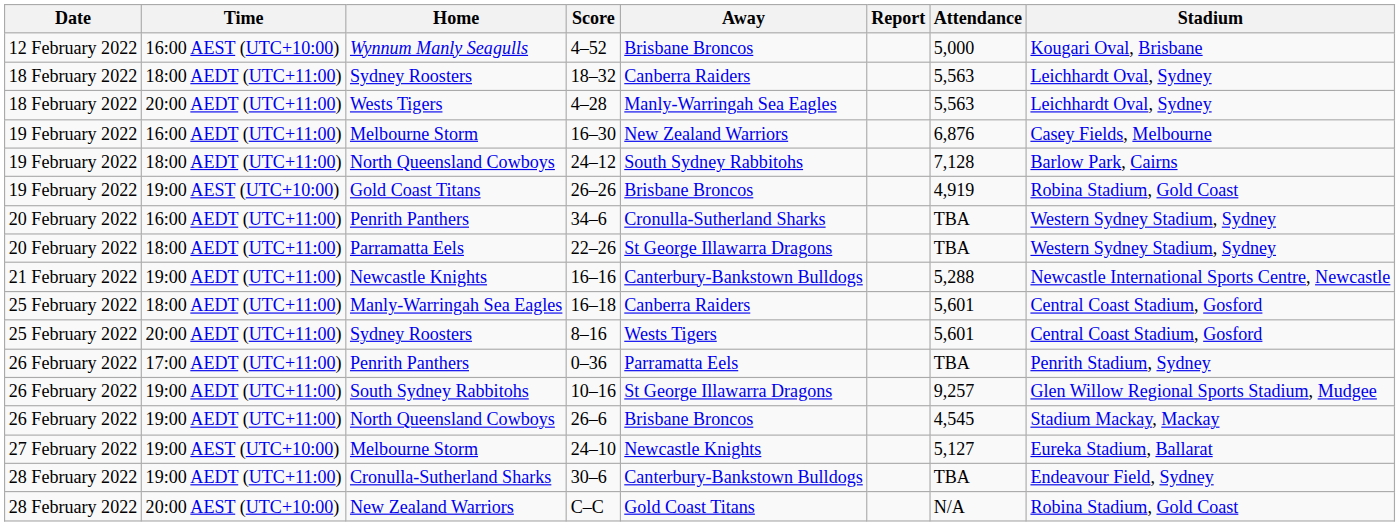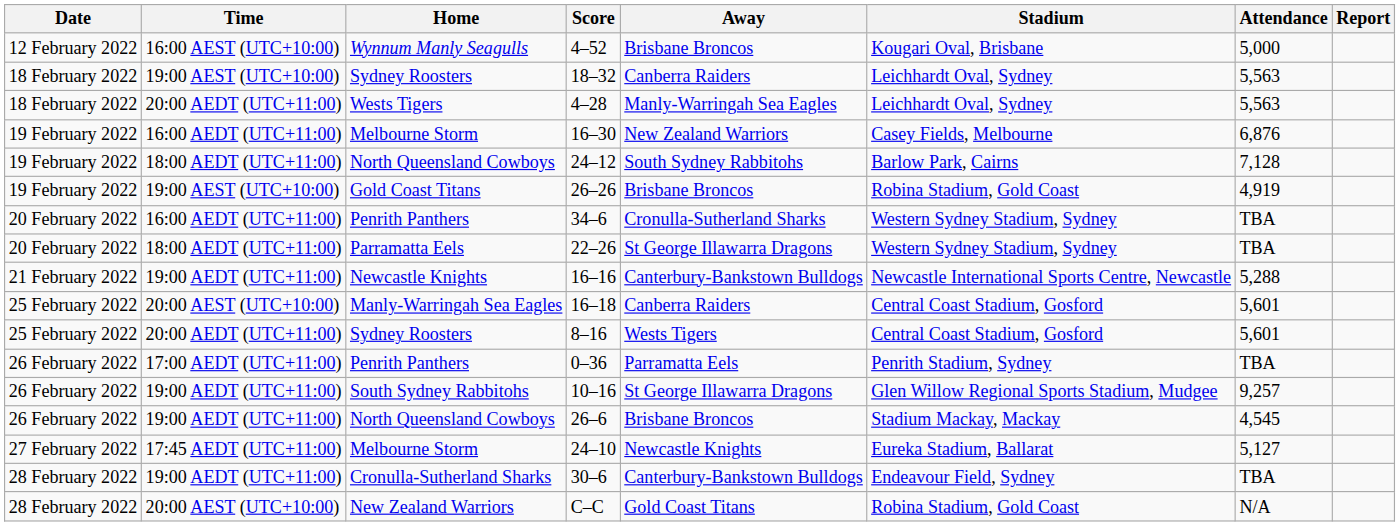columns swapped: (1210, 18) <-> (898, 18)
(244, 76) 18:00 AEDT (UTC+11:00) -> (242, 76) 19:00 AEST (UTC+10:00)
(244, 305) 18:00 AEDT (UTC+11:00) -> (242, 305) 20:00 AEST (UTC+10:00)
(242, 448) 19:00 AEST (UTC+10:00) -> (244, 448) 17:45 AEDT (UTC+11:00)
